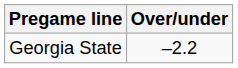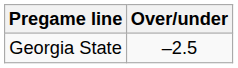(179, 47) –2.2 -> (179, 47) –2.5
